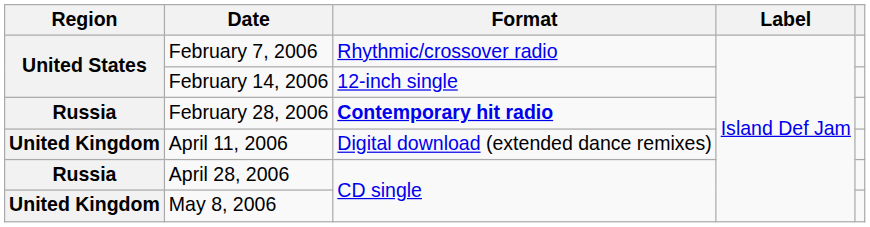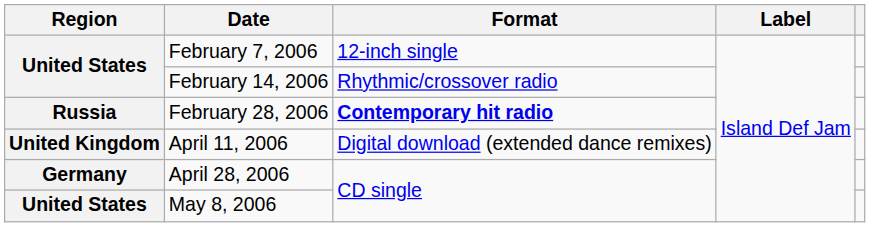(447, 50) Rhythmic/crossover radio -> (398, 50) 12-inch single
(398, 81) 12-inch single -> (447, 81) Rhythmic/crossover radio
(84, 174) Russia -> (84, 174) Germany
(84, 205) United Kingdom -> (84, 205) United States
